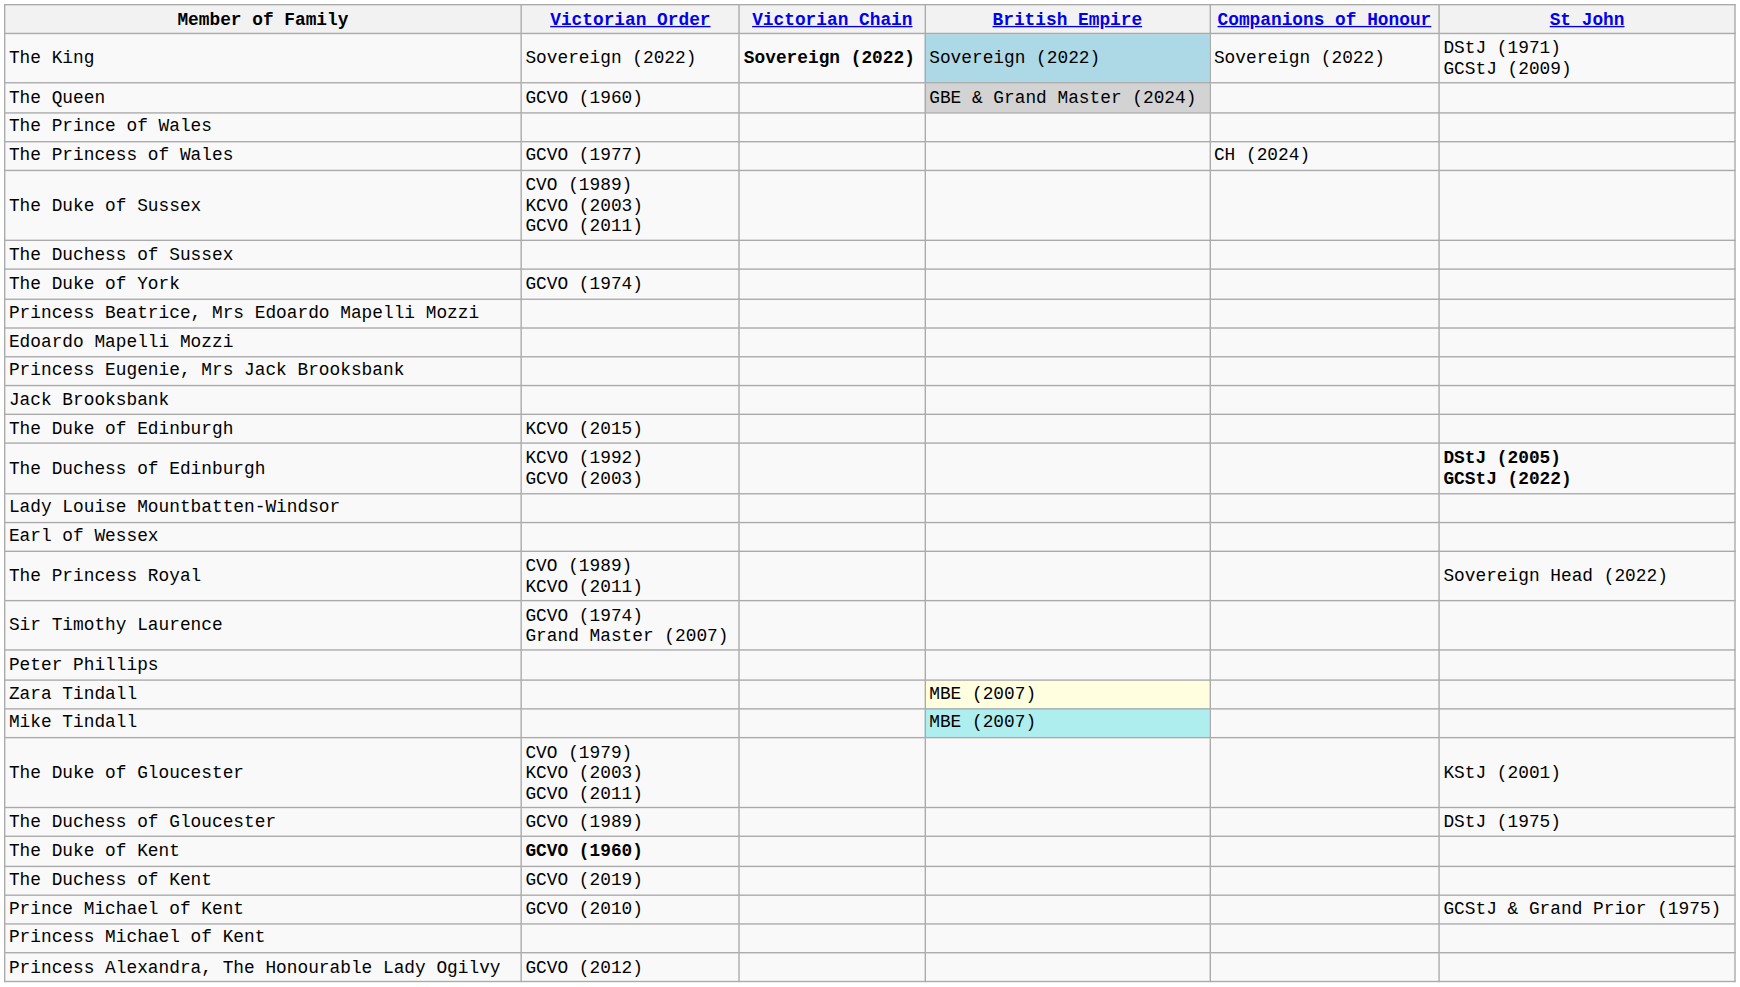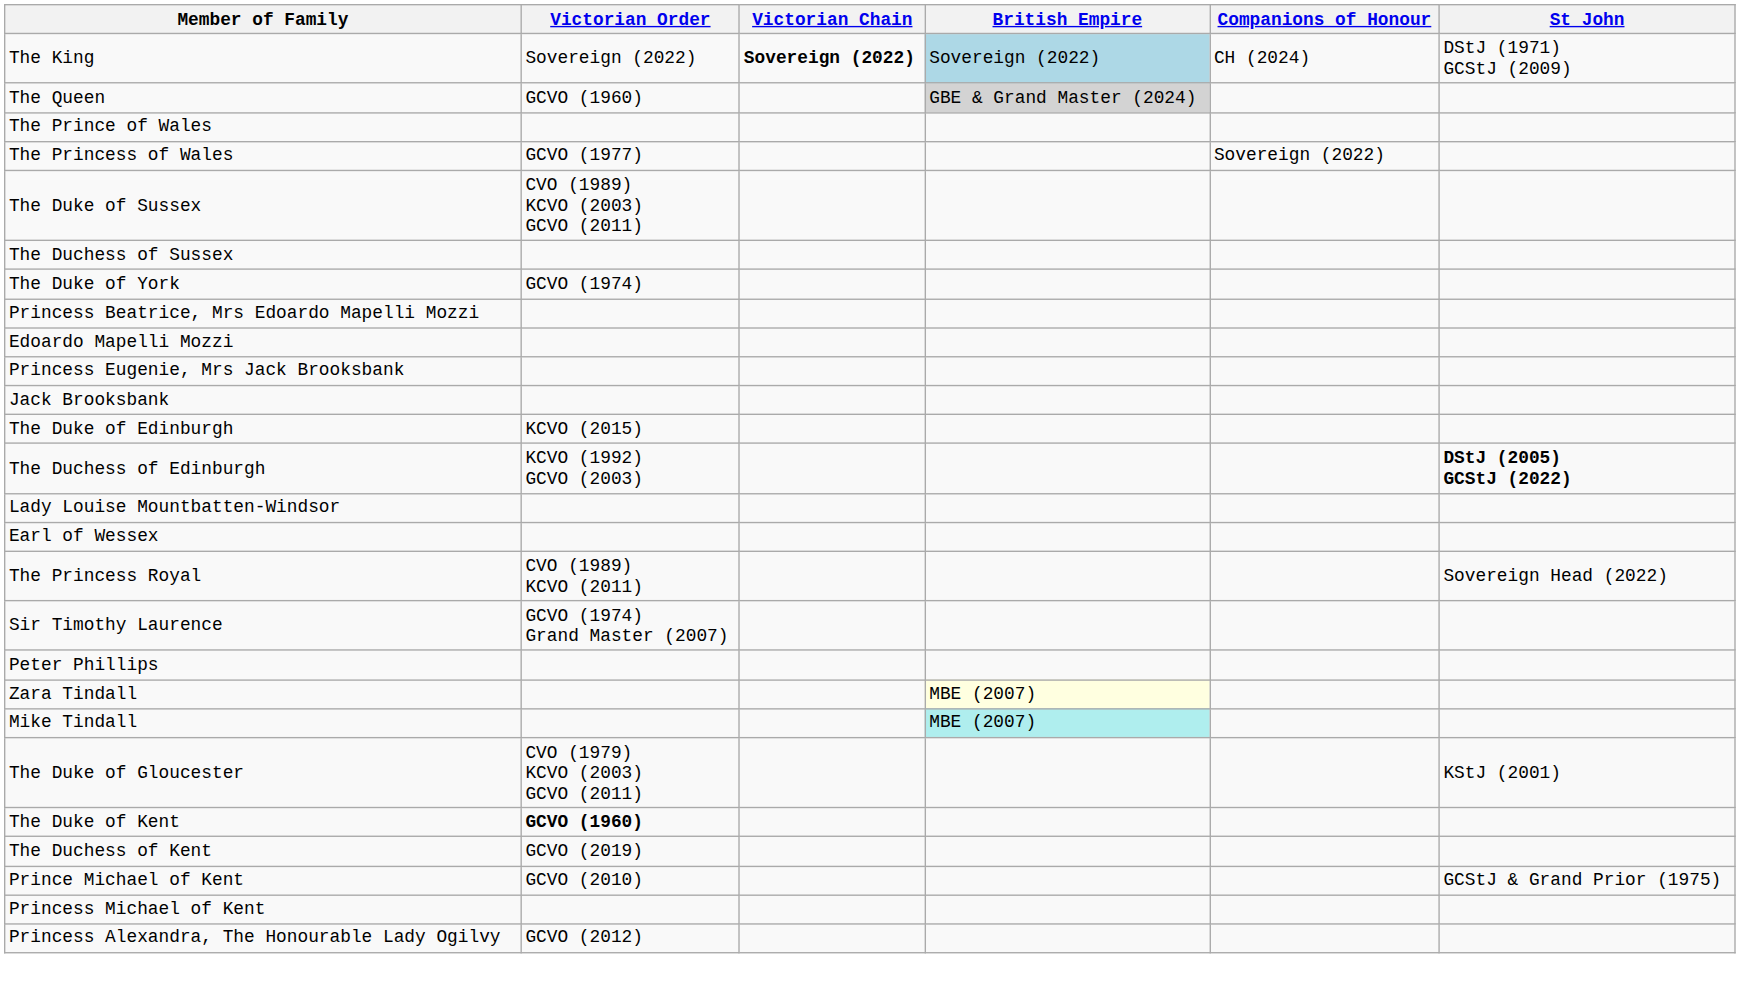(1299, 59) Sovereign (2022) -> (1262, 59) CH (2024)
(1262, 156) CH (2024) -> (1299, 156) Sovereign (2022)
- row: (143, 822)
